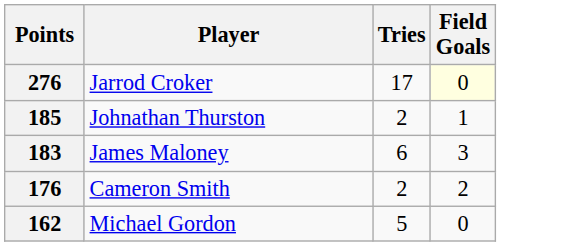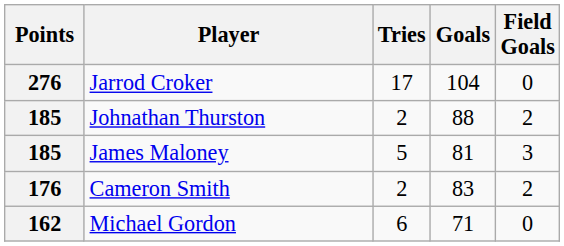+ column: (463, 34)
(463, 82) lightyellow background -> (528, 82) no background
(463, 117) 1 -> (528, 117) 2
(45, 152) 183 -> (45, 152) 185
(402, 152) 6 -> (402, 152) 5
(402, 223) 5 -> (402, 223) 6
